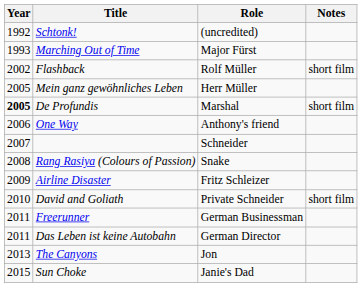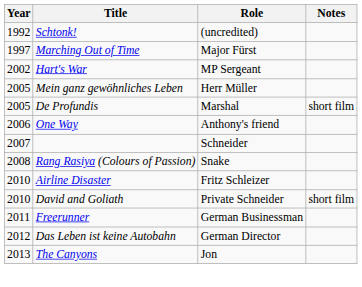(19, 50) 1993 -> (19, 50) 1997
+ row: (61, 69)
- row: (60, 69)
(19, 106) bold -> (19, 106) normal
(19, 180) 2009 -> (19, 180) 2010
(19, 236) 2011 -> (19, 236) 2012
- row: (61, 273)
